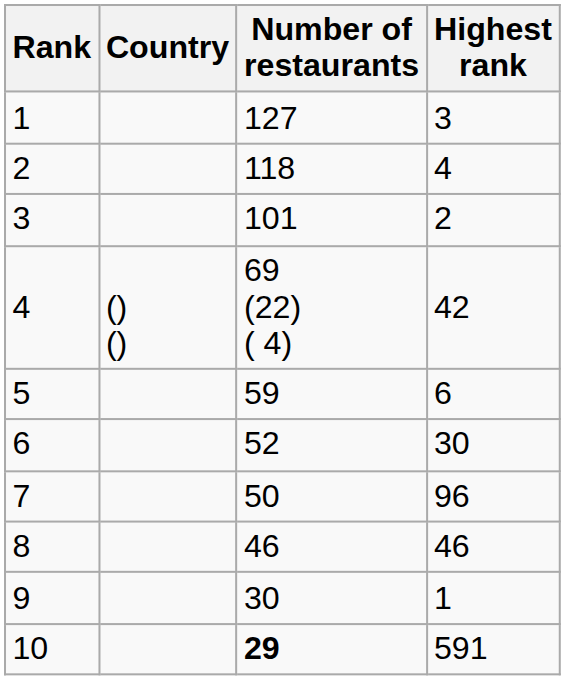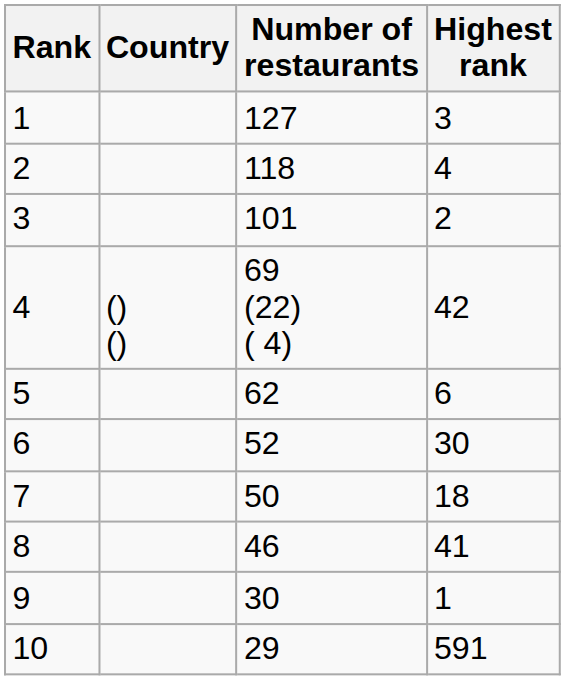(262, 393) 59 -> (262, 393) 62
(452, 495) 96 -> (452, 495) 18
(452, 546) 46 -> (452, 546) 41
(262, 648) bold -> (262, 648) normal
